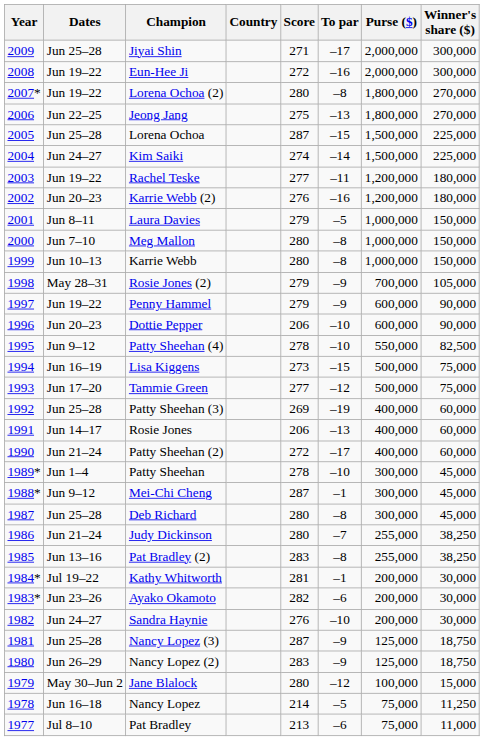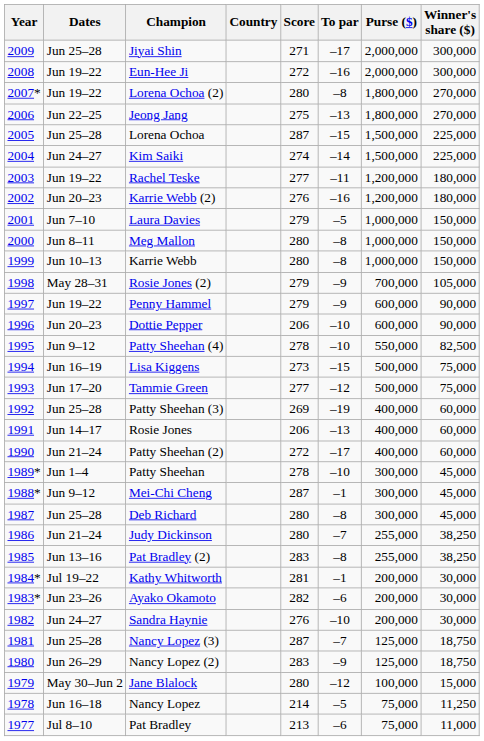(71, 219) Jun 8–11 -> (71, 219) Jun 7–10
(71, 240) Jun 7–10 -> (71, 240) Jun 8–11
(340, 640) –9 -> (340, 640) –7
